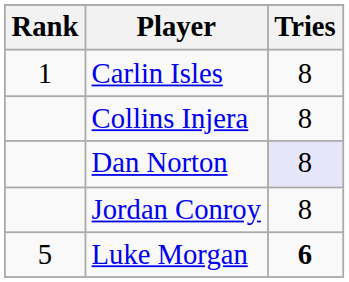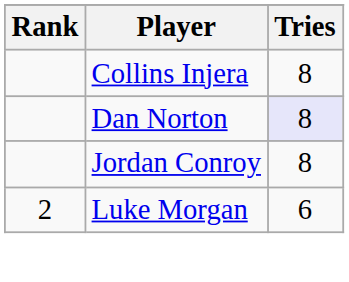- row: (157, 72)
(45, 254) 5 -> (45, 208) 2
(305, 254) bold -> (305, 208) normal
